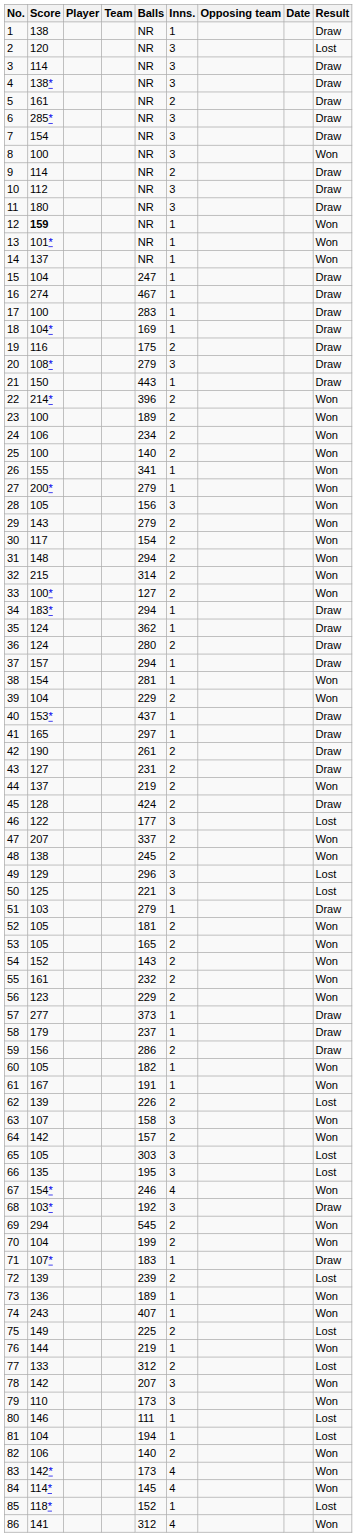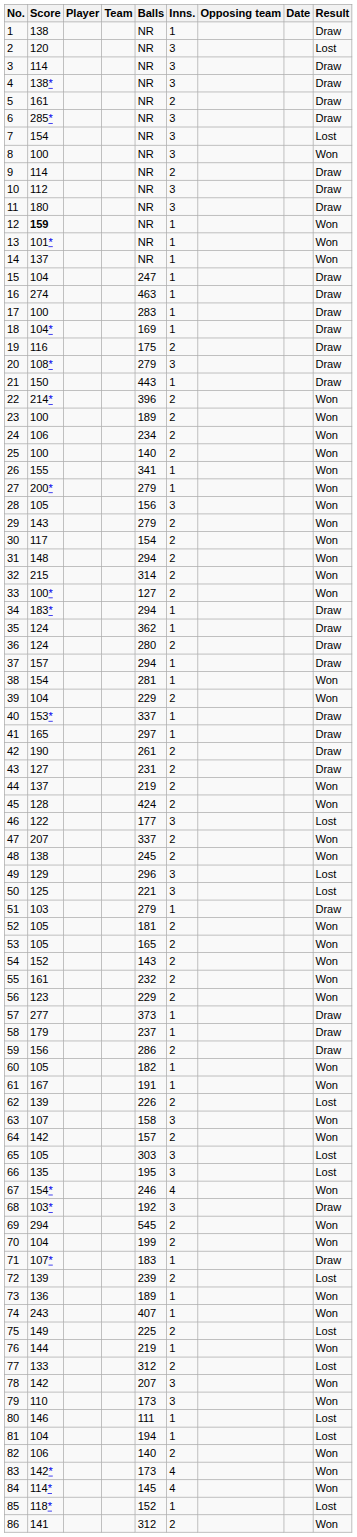(328, 136) Draw -> (326, 136) Lost
(147, 294) 467 -> (147, 294) 463
(147, 716) 437 -> (147, 716) 337
(328, 804) Draw -> (327, 804) Won
(172, 1524) 4 -> (172, 1524) 2
